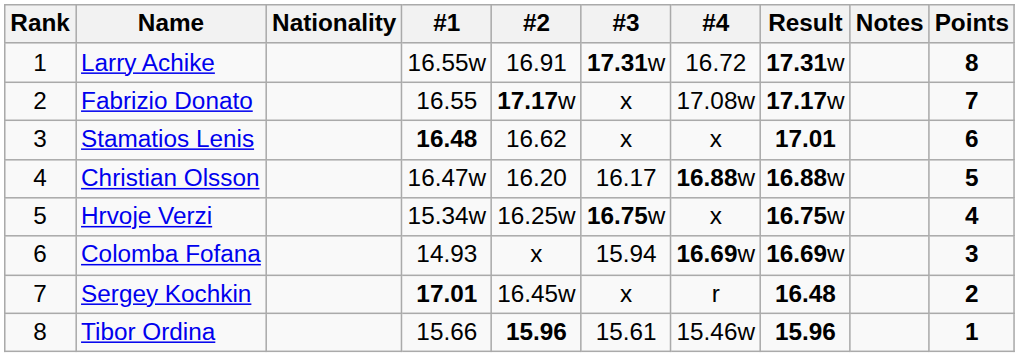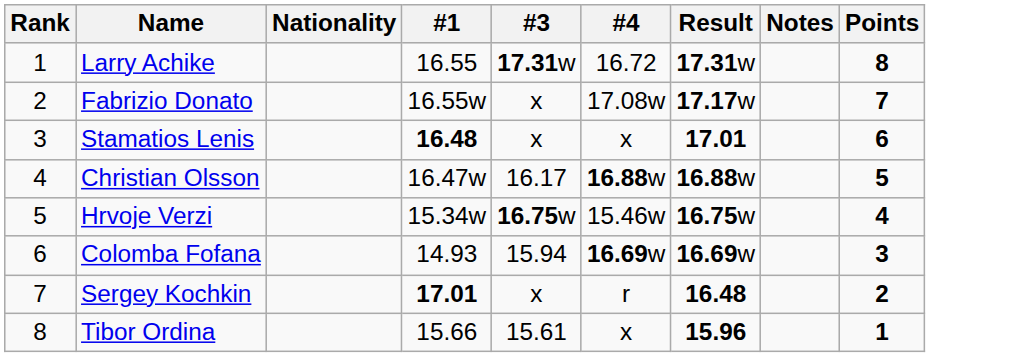- column: (536, 23)
(447, 62) 16.55w -> (447, 62) 16.55
(447, 100) 16.55 -> (447, 100) 16.55w
(716, 216) x -> (626, 216) 15.46w
(716, 332) 15.46w -> (626, 332) x
